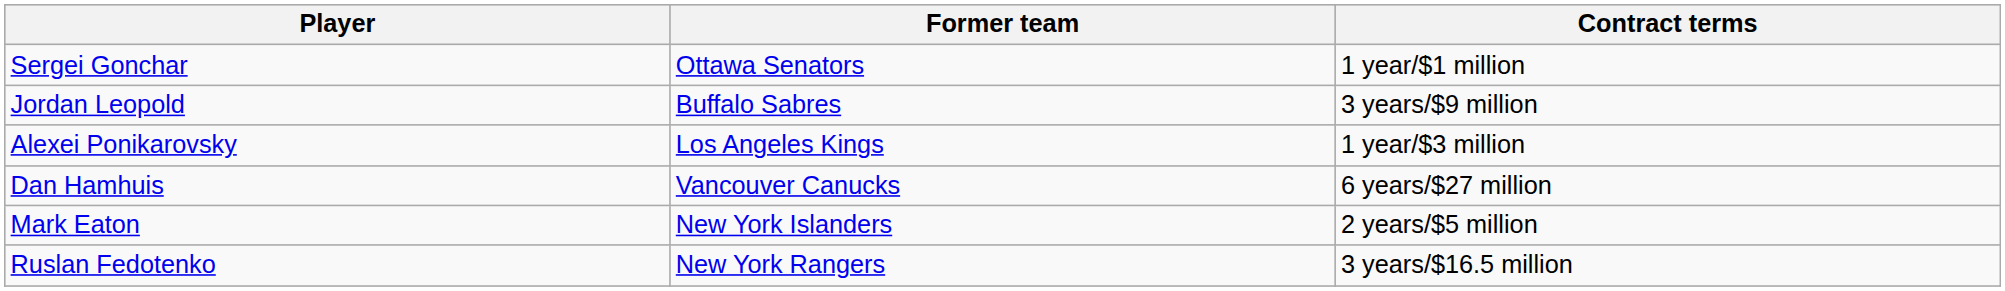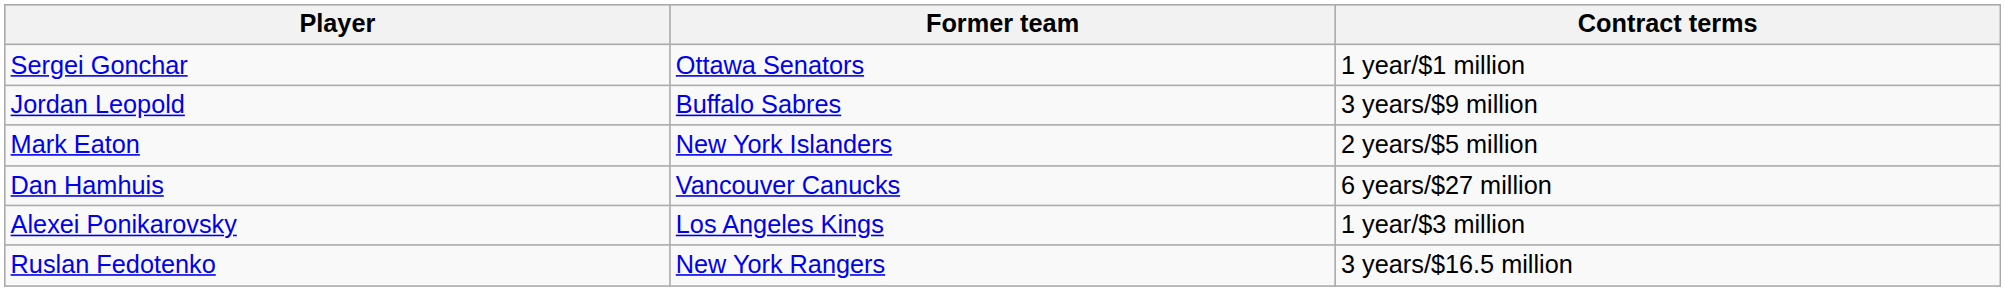rows swapped: (75, 225) <-> (124, 144)
